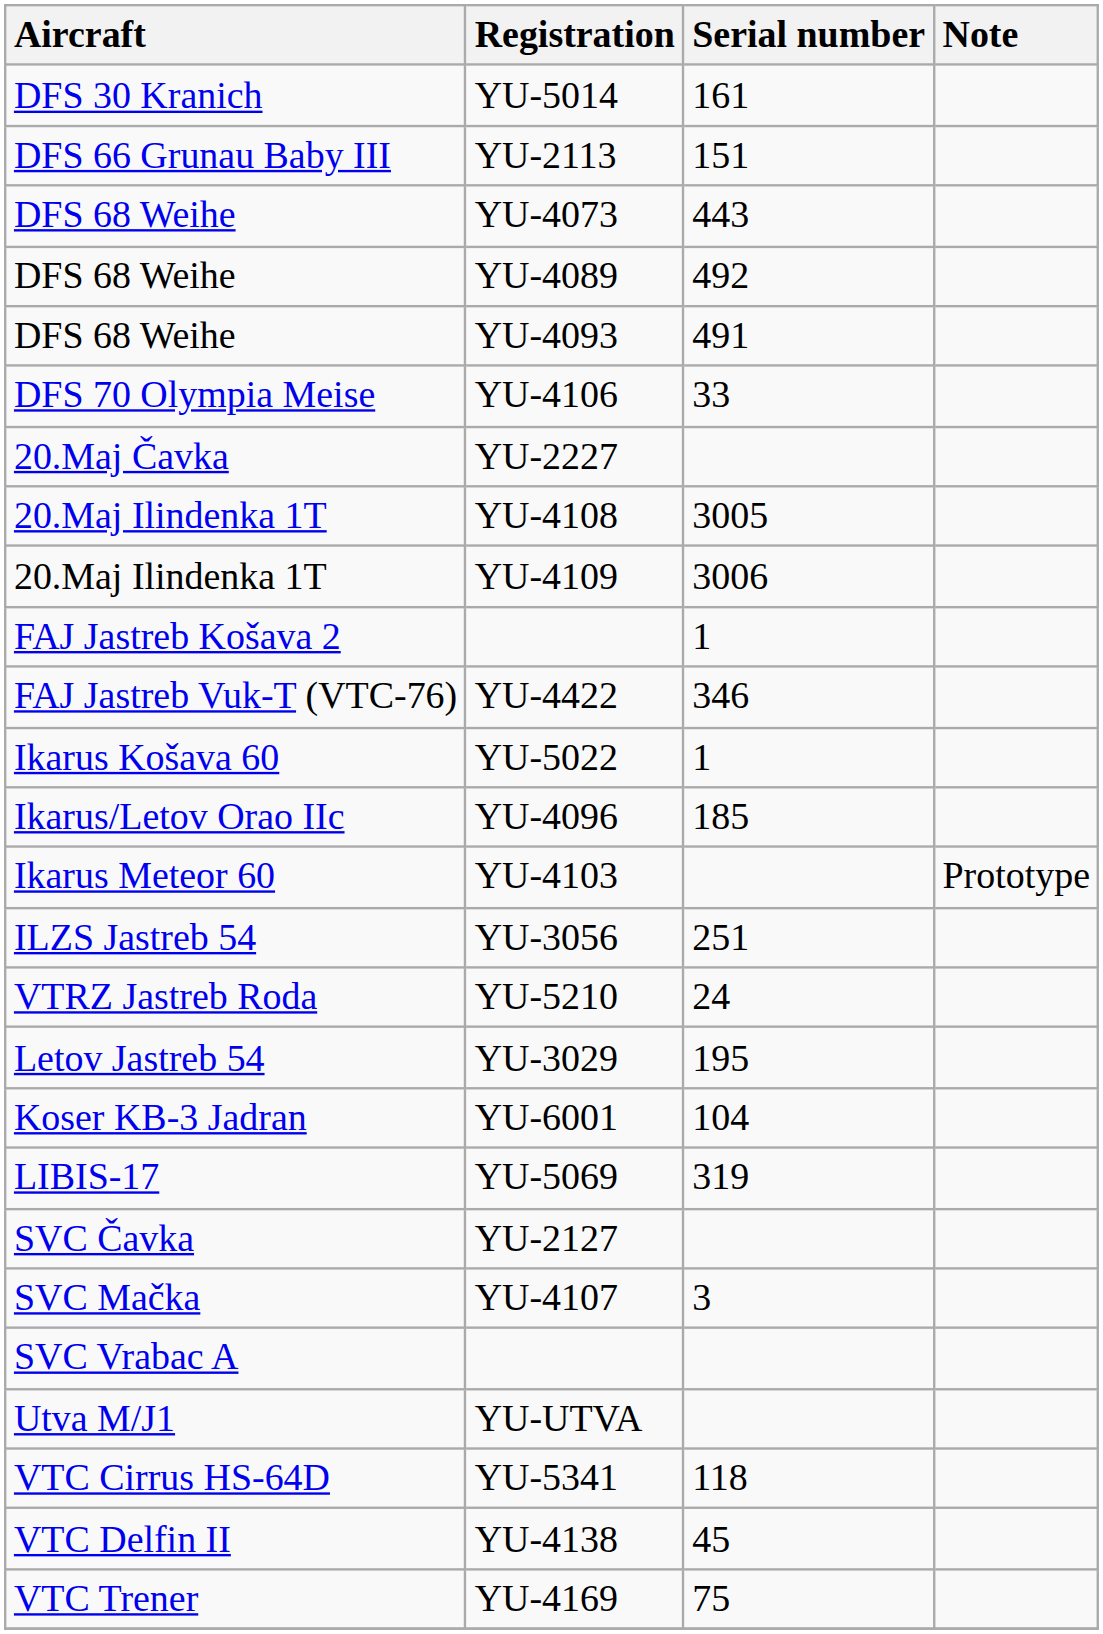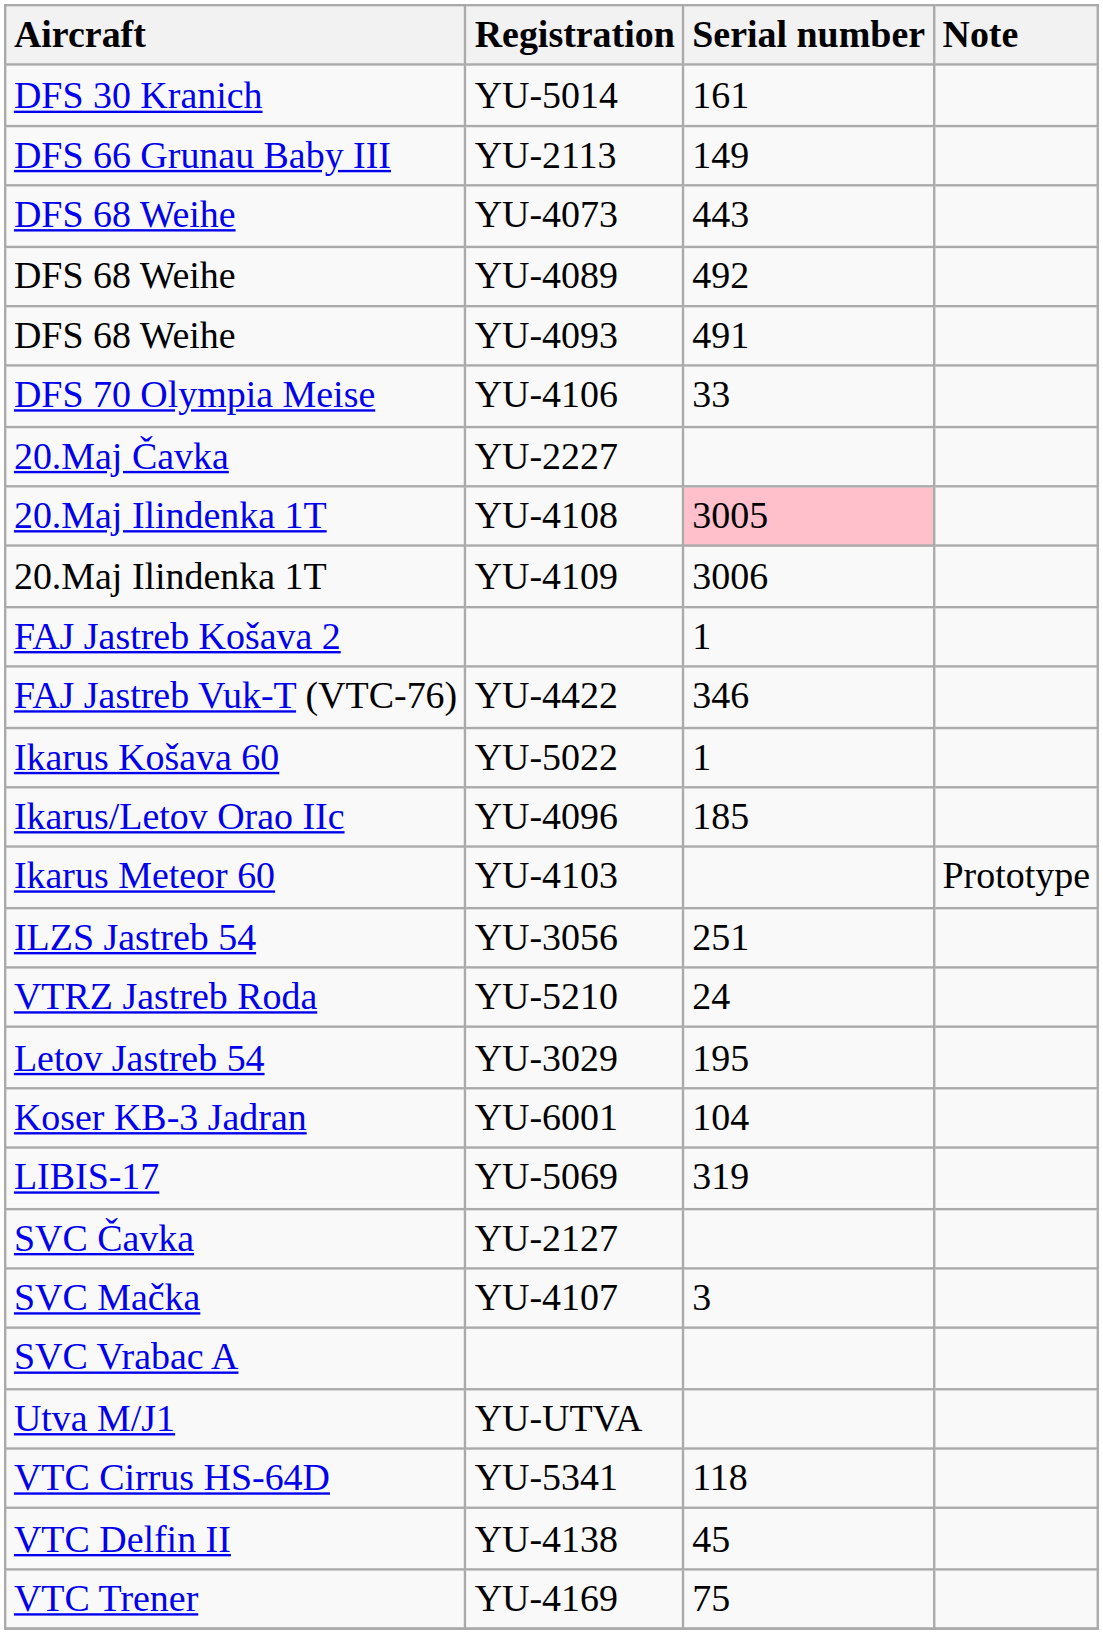(721, 154) 151 -> (721, 154) 149
(730, 515) no background -> (730, 515) pink background
